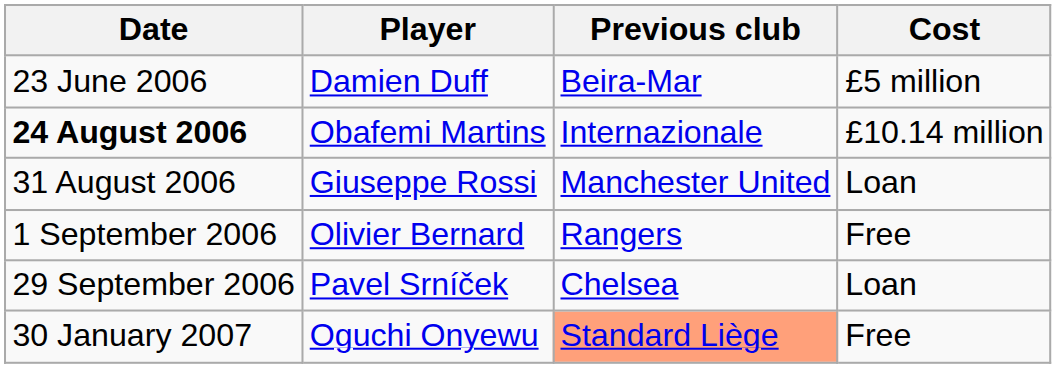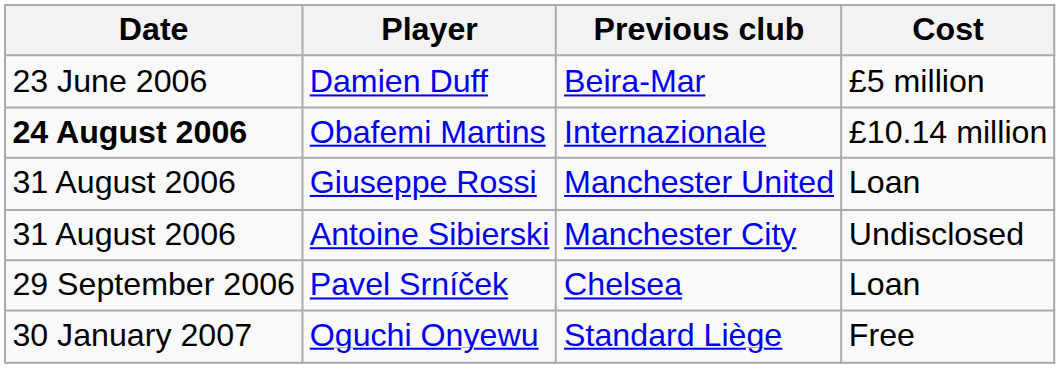+ row: (430, 234)
- row: (417, 234)
(670, 336) lightsalmon background -> (673, 336) no background
